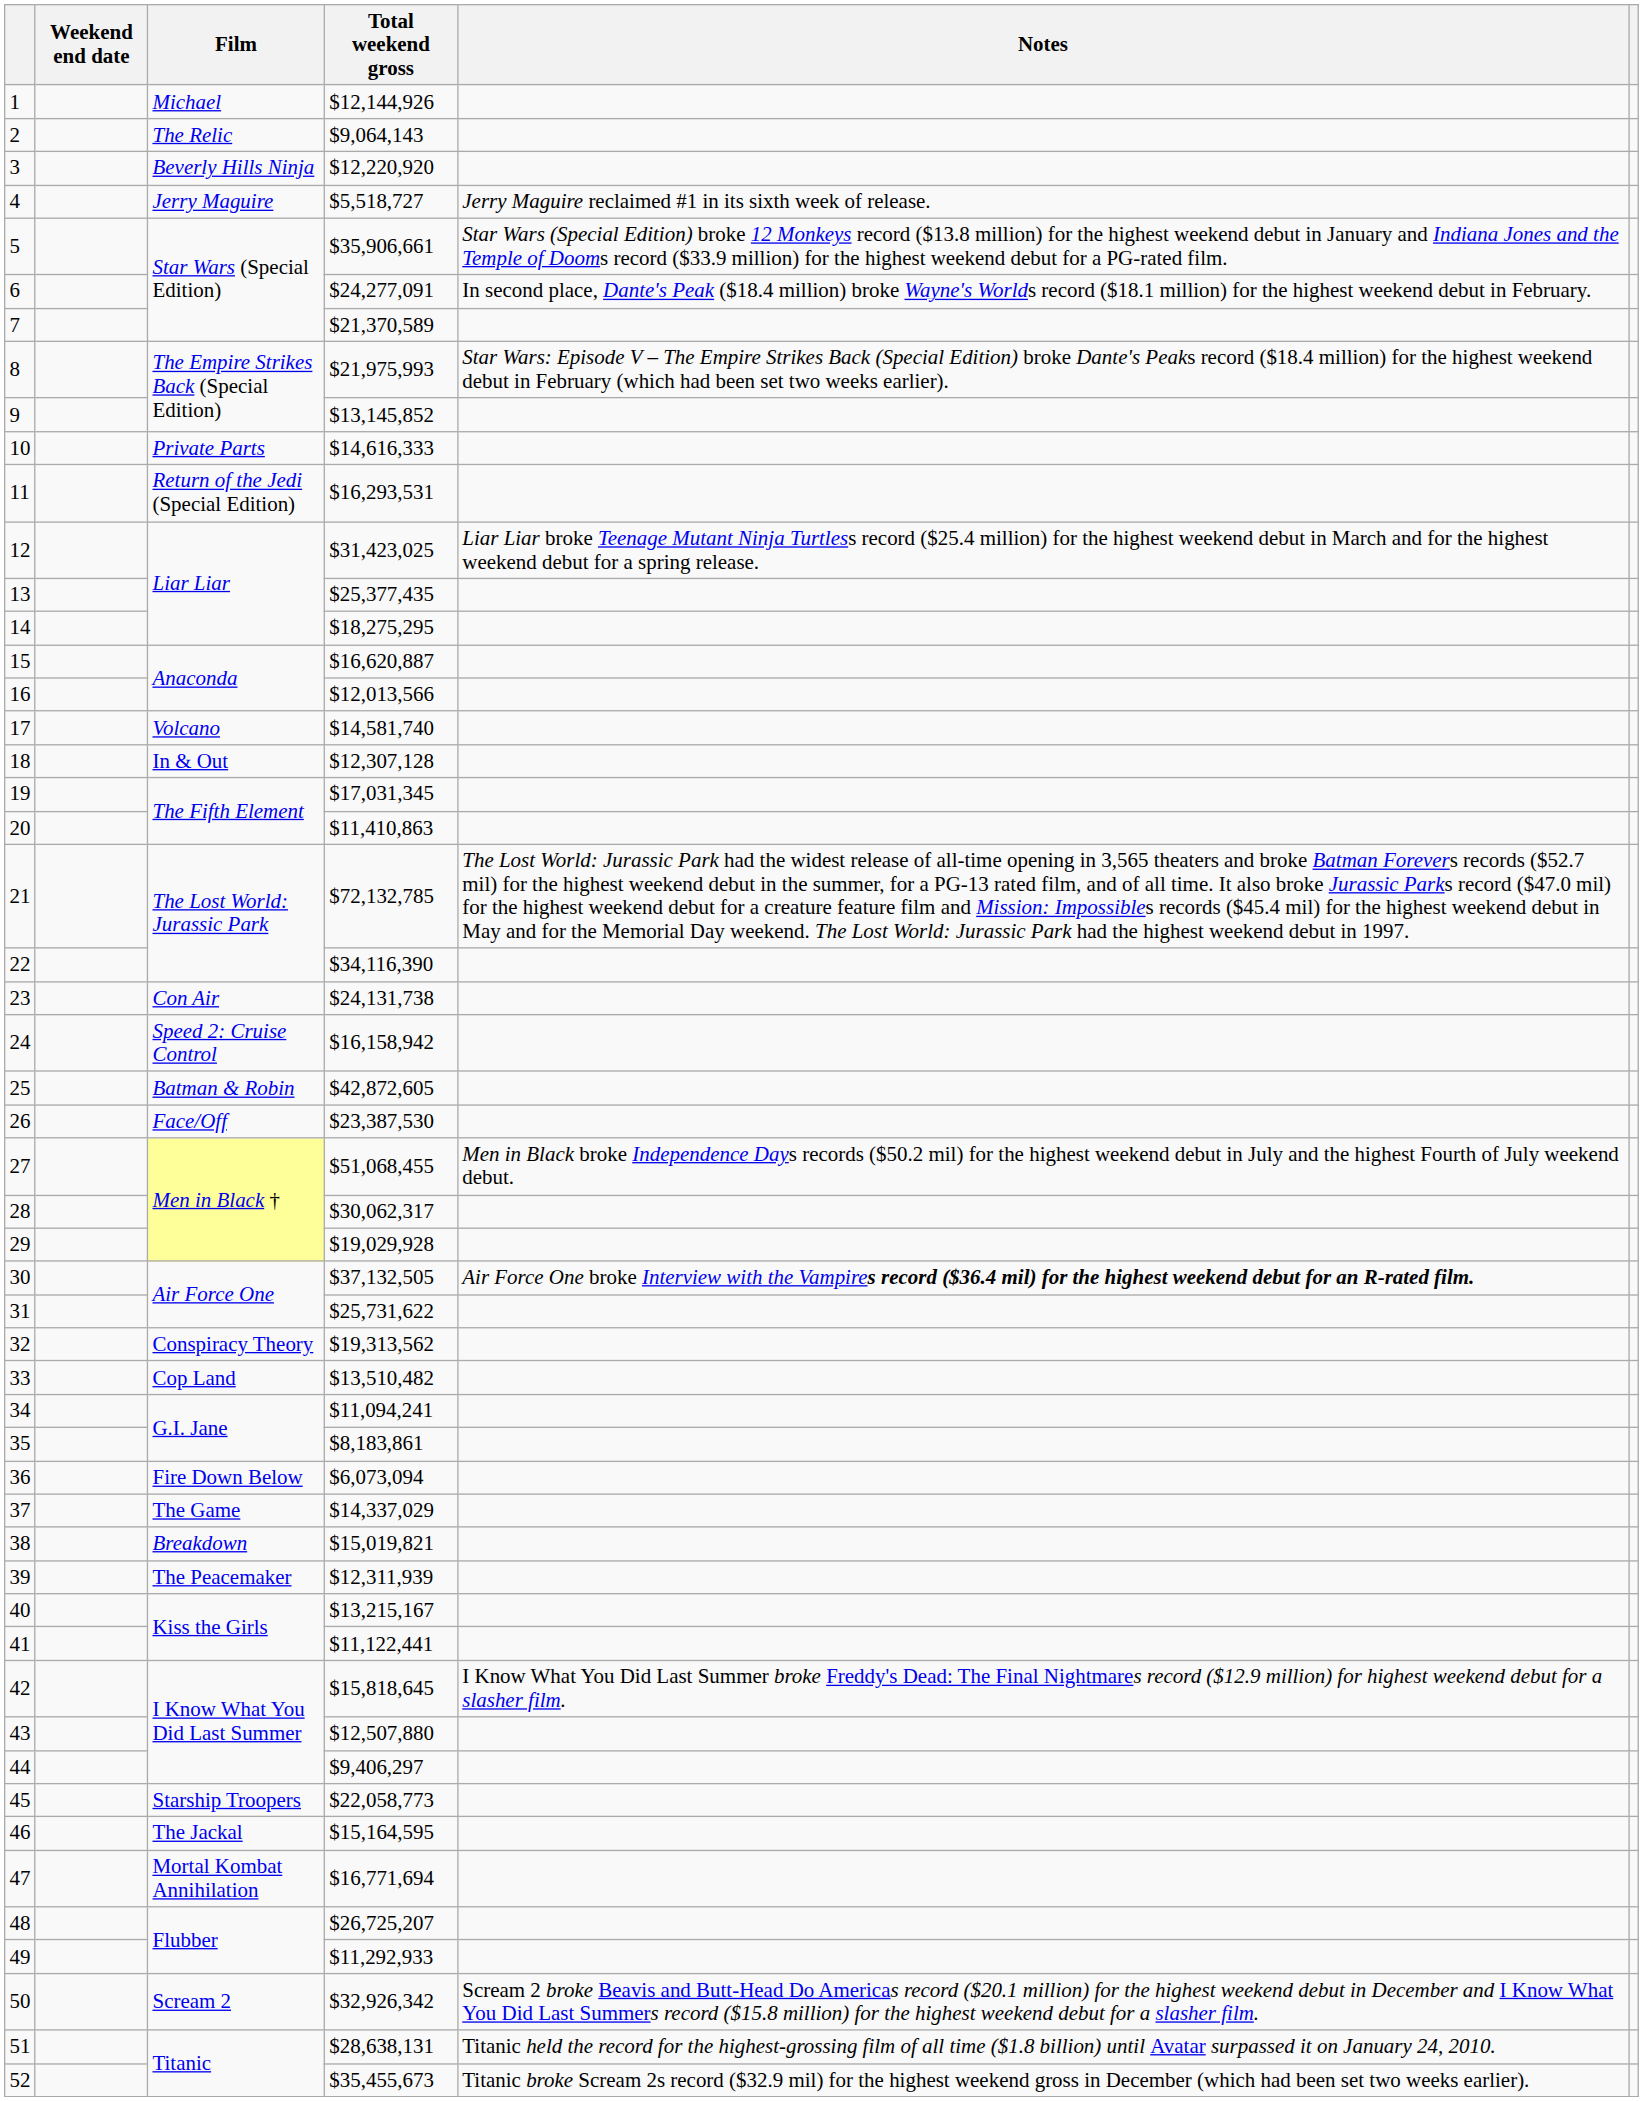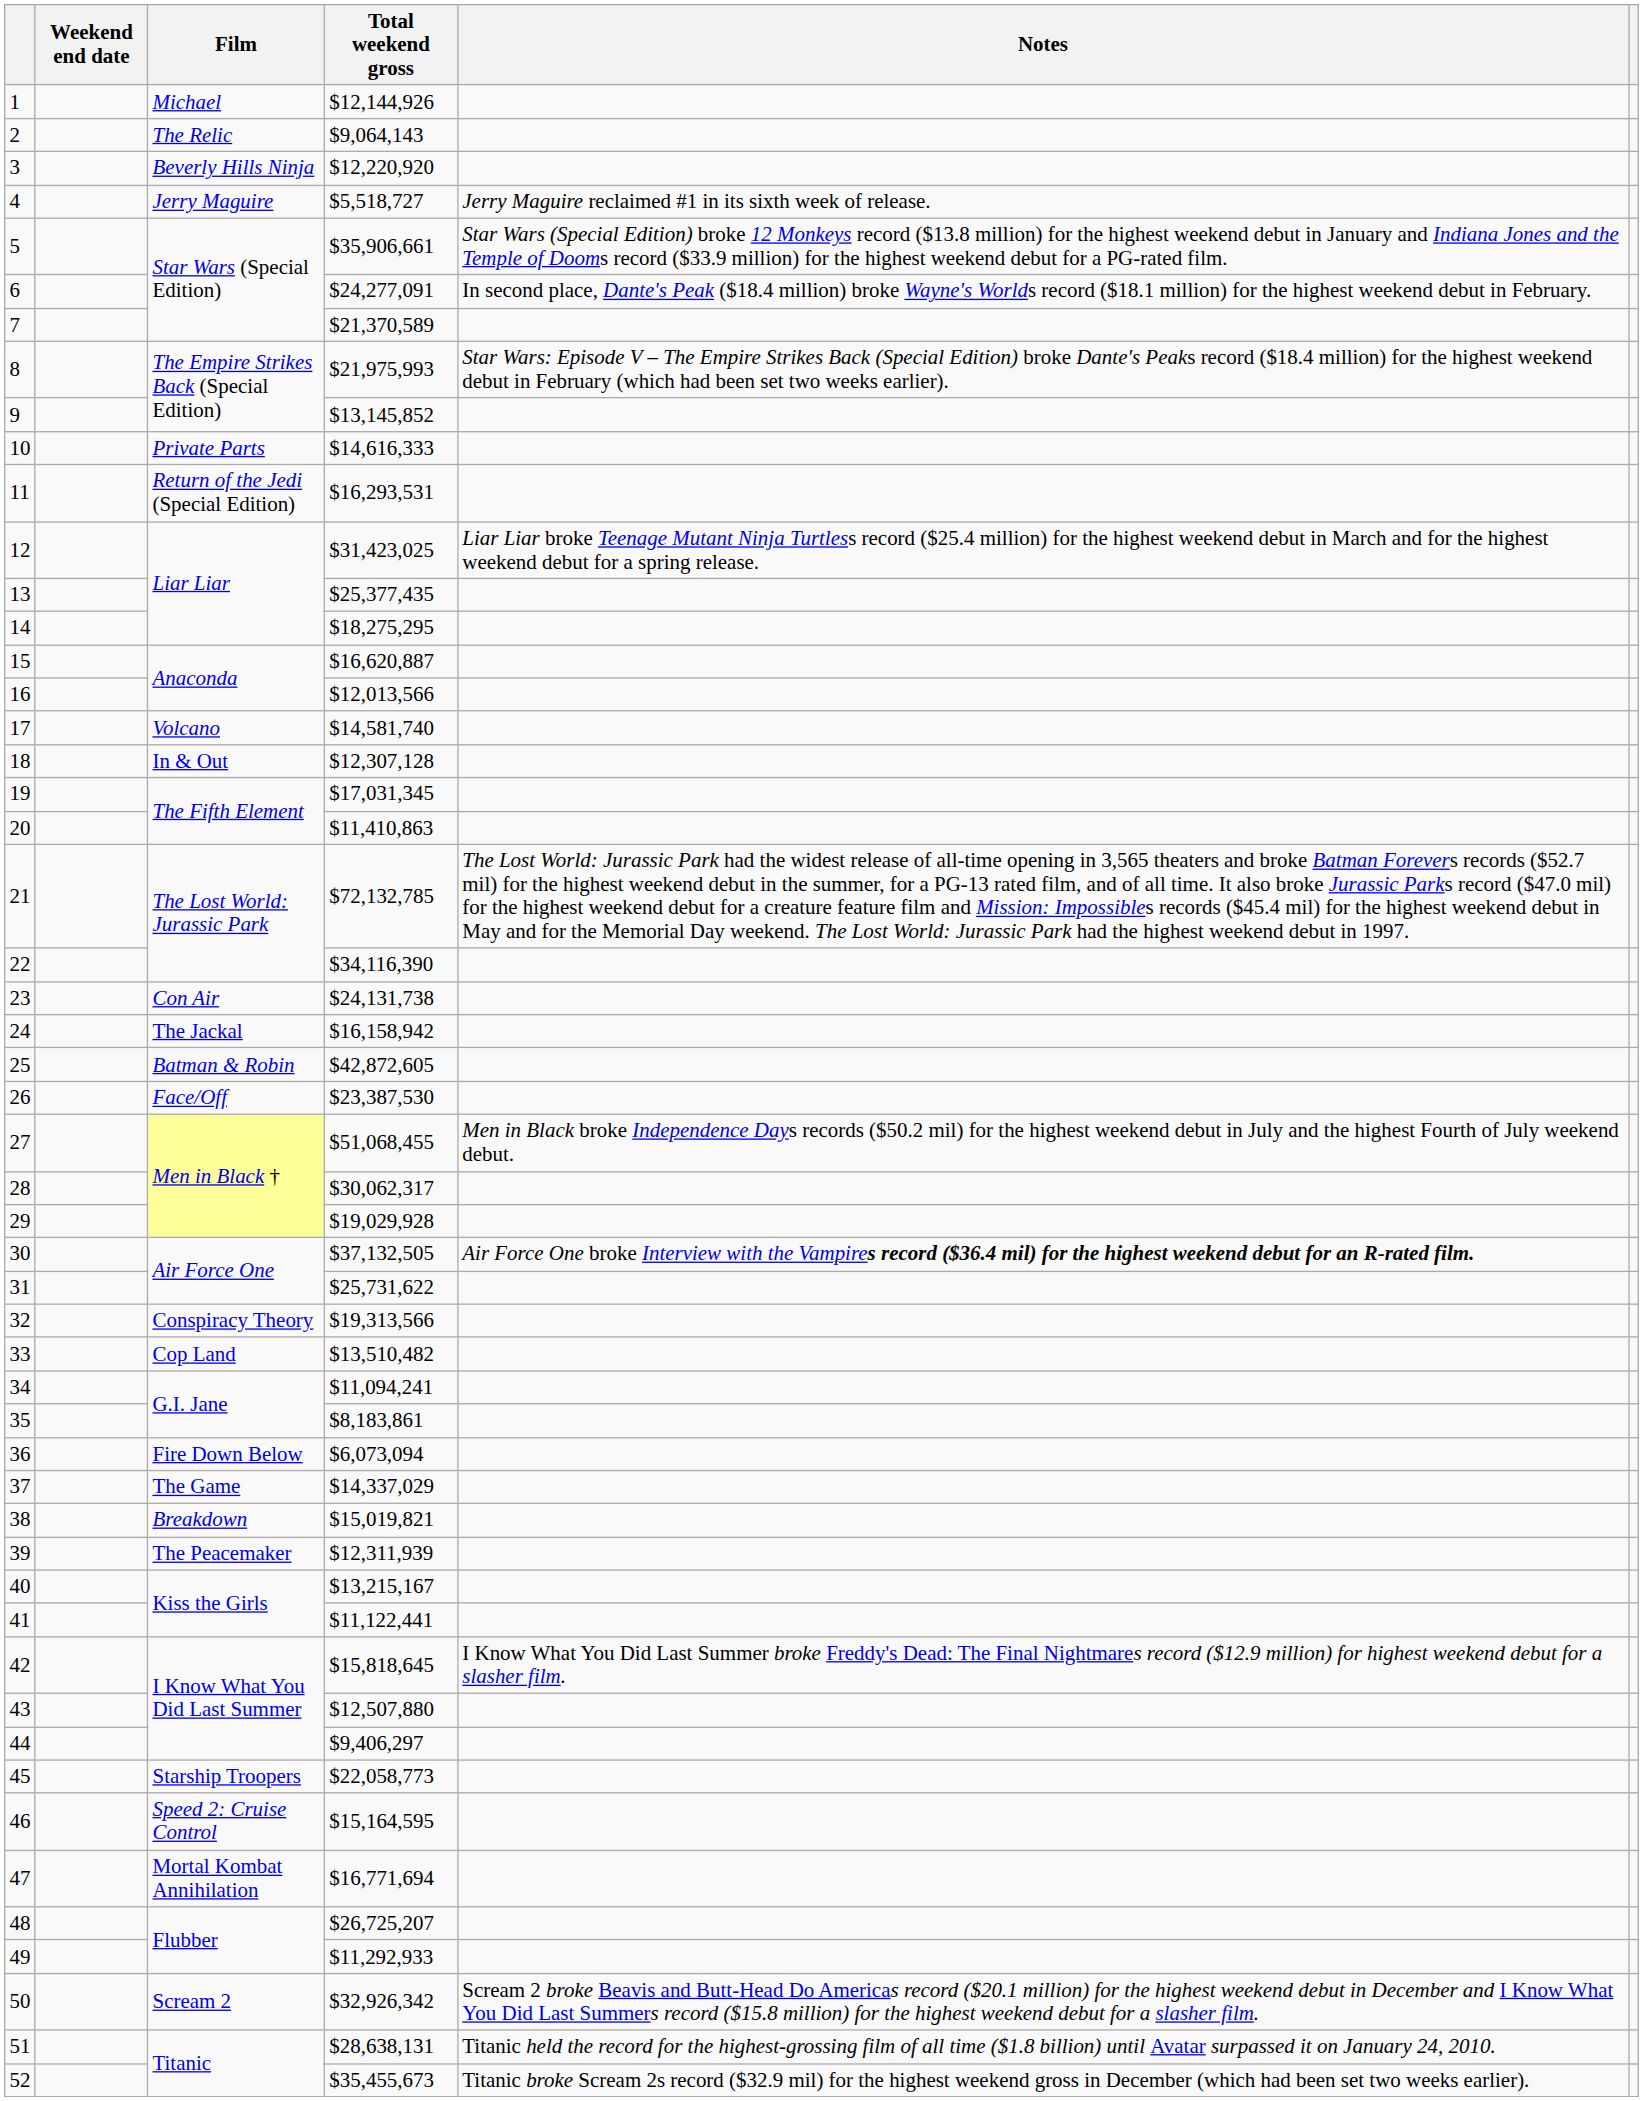(219, 1042) Speed 2: Cruise Control -> (198, 1031) The Jackal
(382, 1344) $19,313,562 -> (382, 1320) $19,313,566
(198, 1833) The Jackal -> (219, 1821) Speed 2: Cruise Control
